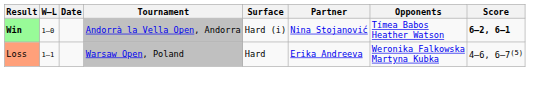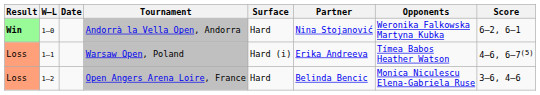(266, 30) Hard (i) -> (260, 30) Hard
(408, 30) Tímea Babos Heather Watson -> (423, 30) Weronika Falkowska Martyna Kubka
(490, 30) bold -> (500, 30) normal
(255, 54) Hard -> (271, 54) Hard (i)
(418, 54) Weronika Falkowska Martyna Kubka -> (413, 54) Tímea Babos Heather Watson
+ row: (166, 78)
